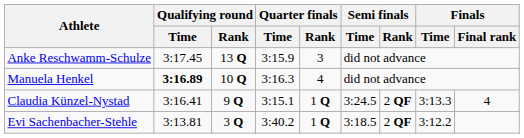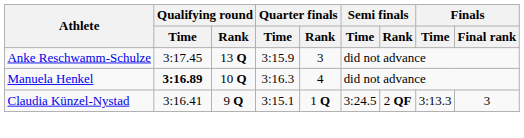(487, 101) 4 -> (487, 101) 3
- row: (72, 122)
